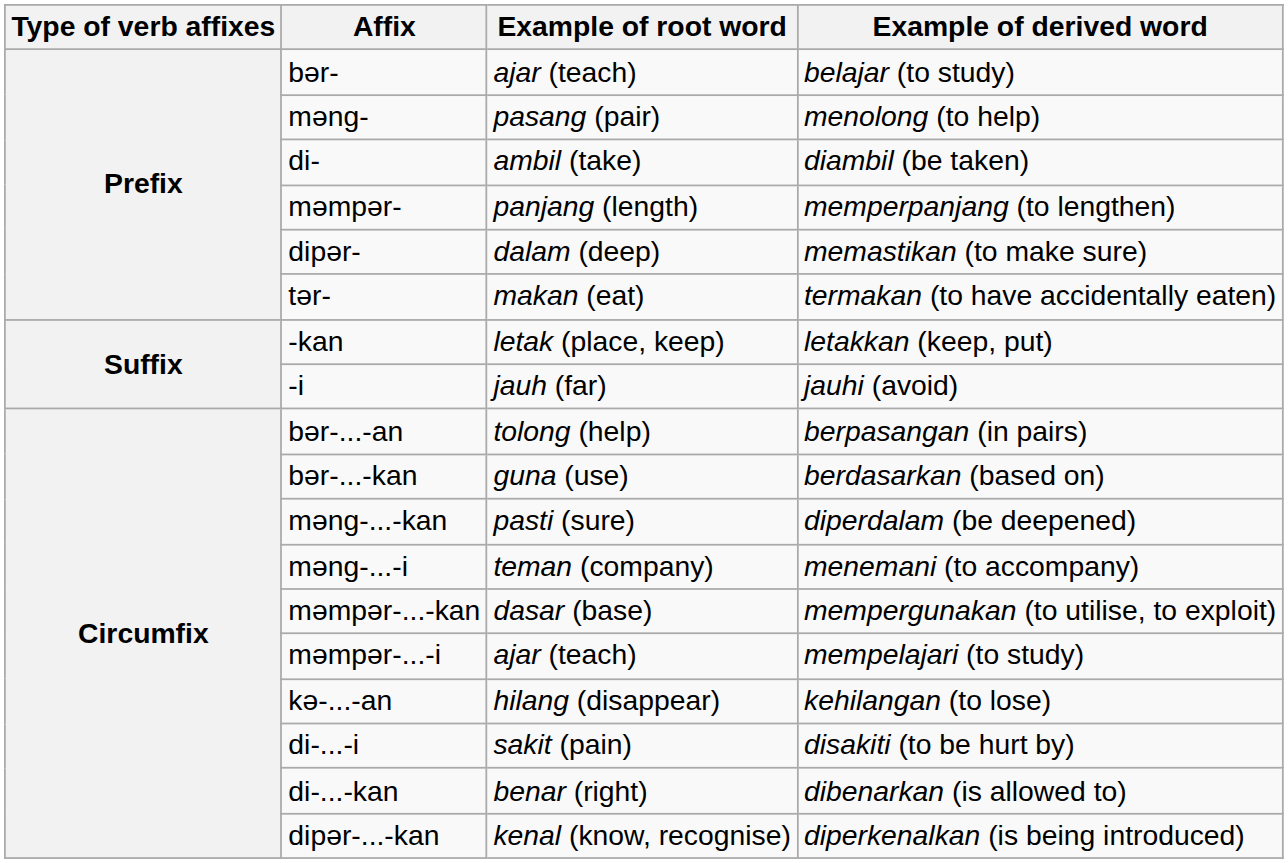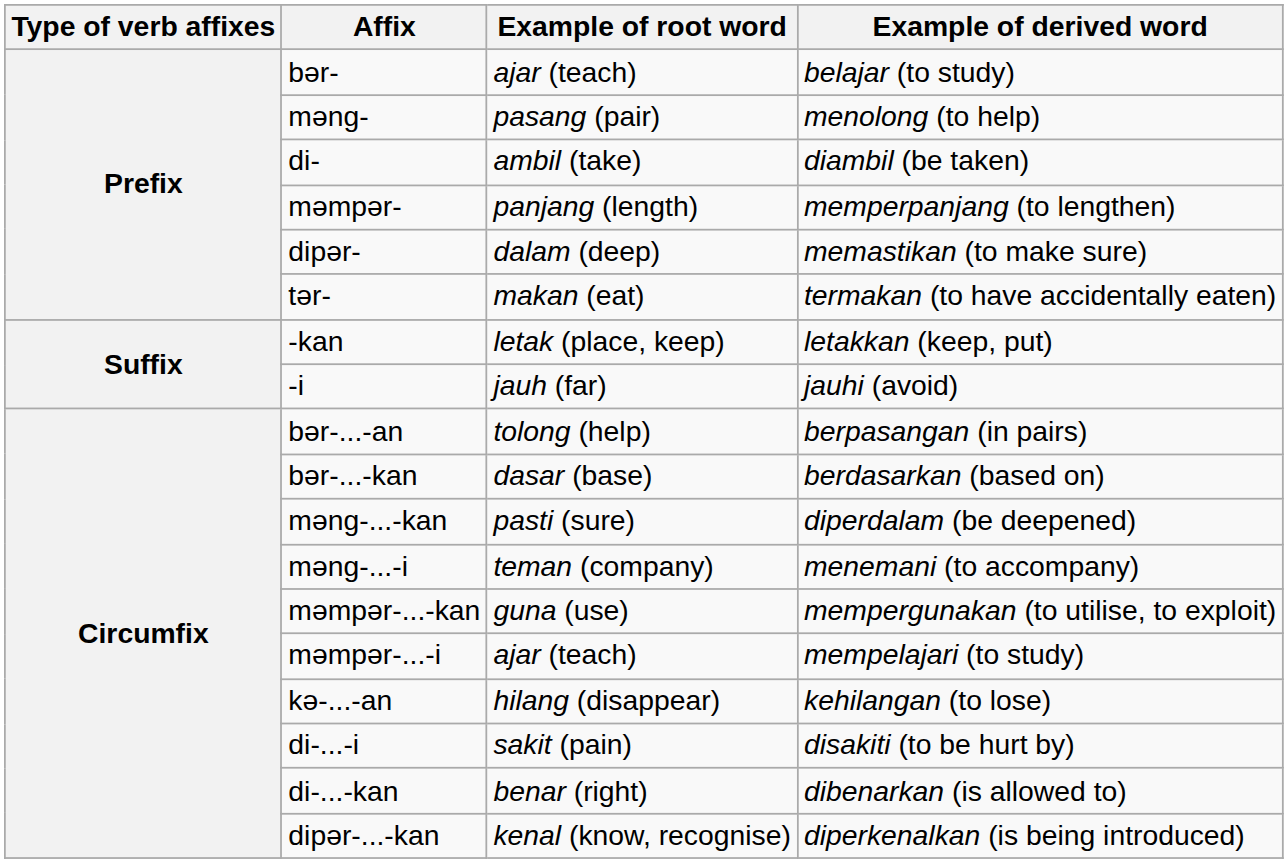(561, 476) guna (use) -> (573, 476) dasar (base)
(573, 610) dasar (base) -> (561, 610) guna (use)
